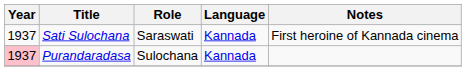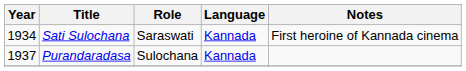(22, 35) 1937 -> (22, 35) 1934
(22, 55) pink background -> (22, 55) no background
